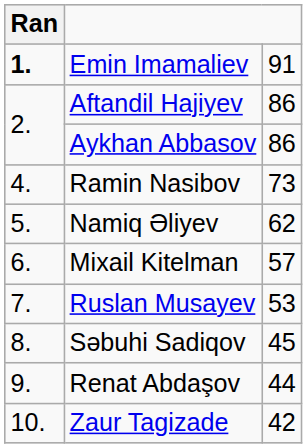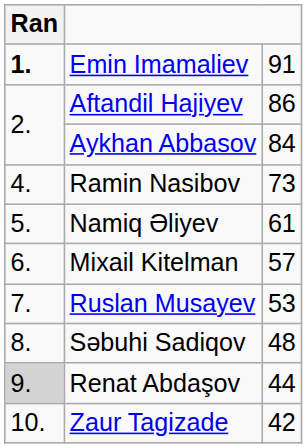(282, 143) 86 -> (282, 143) 84
(282, 223) 62 -> (282, 223) 61
(282, 343) 45 -> (282, 343) 48
(21, 382) no background -> (21, 382) lightgrey background
